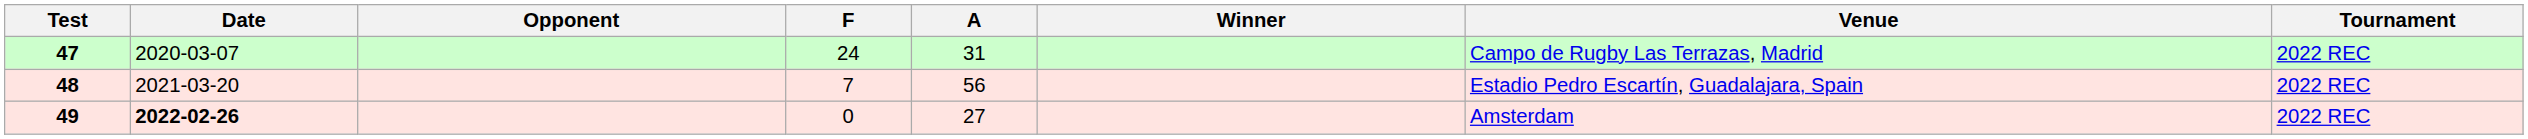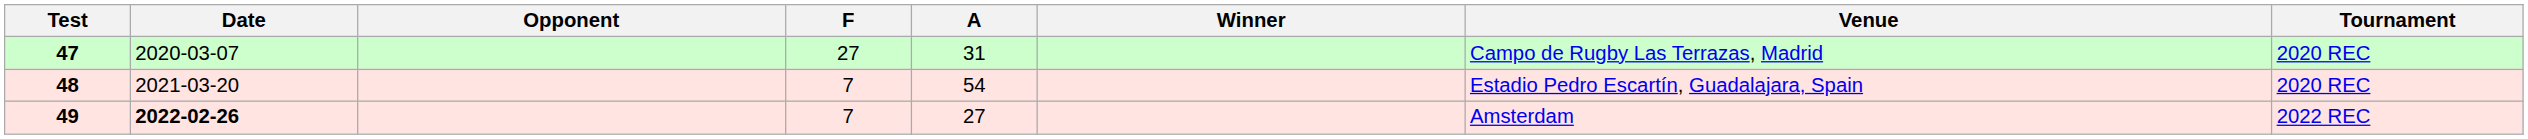(848, 52) 24 -> (848, 52) 27
(2324, 52) 2022 REC -> (2324, 52) 2020 REC
(974, 85) 56 -> (974, 85) 54
(2324, 85) 2022 REC -> (2324, 85) 2020 REC
(848, 117) 0 -> (848, 117) 7
